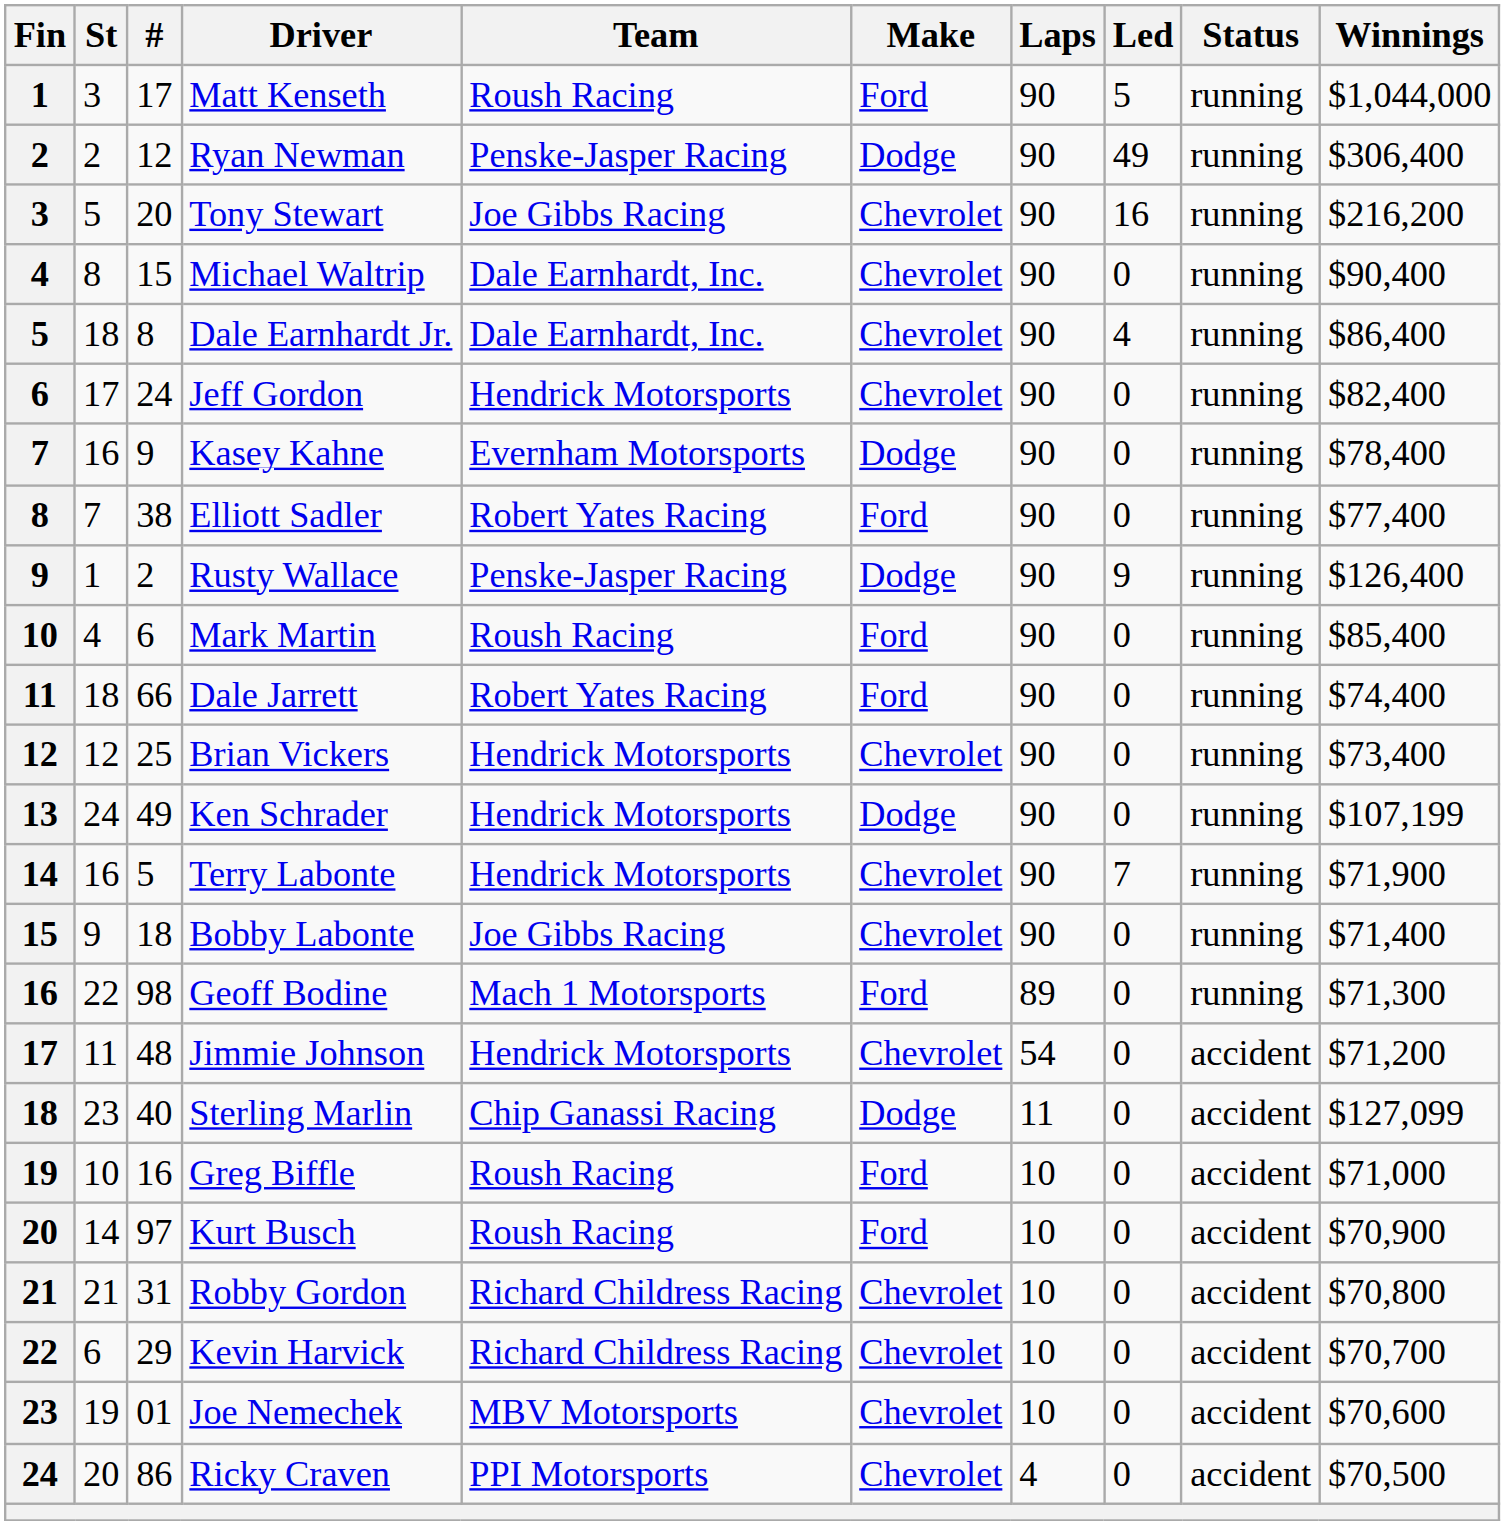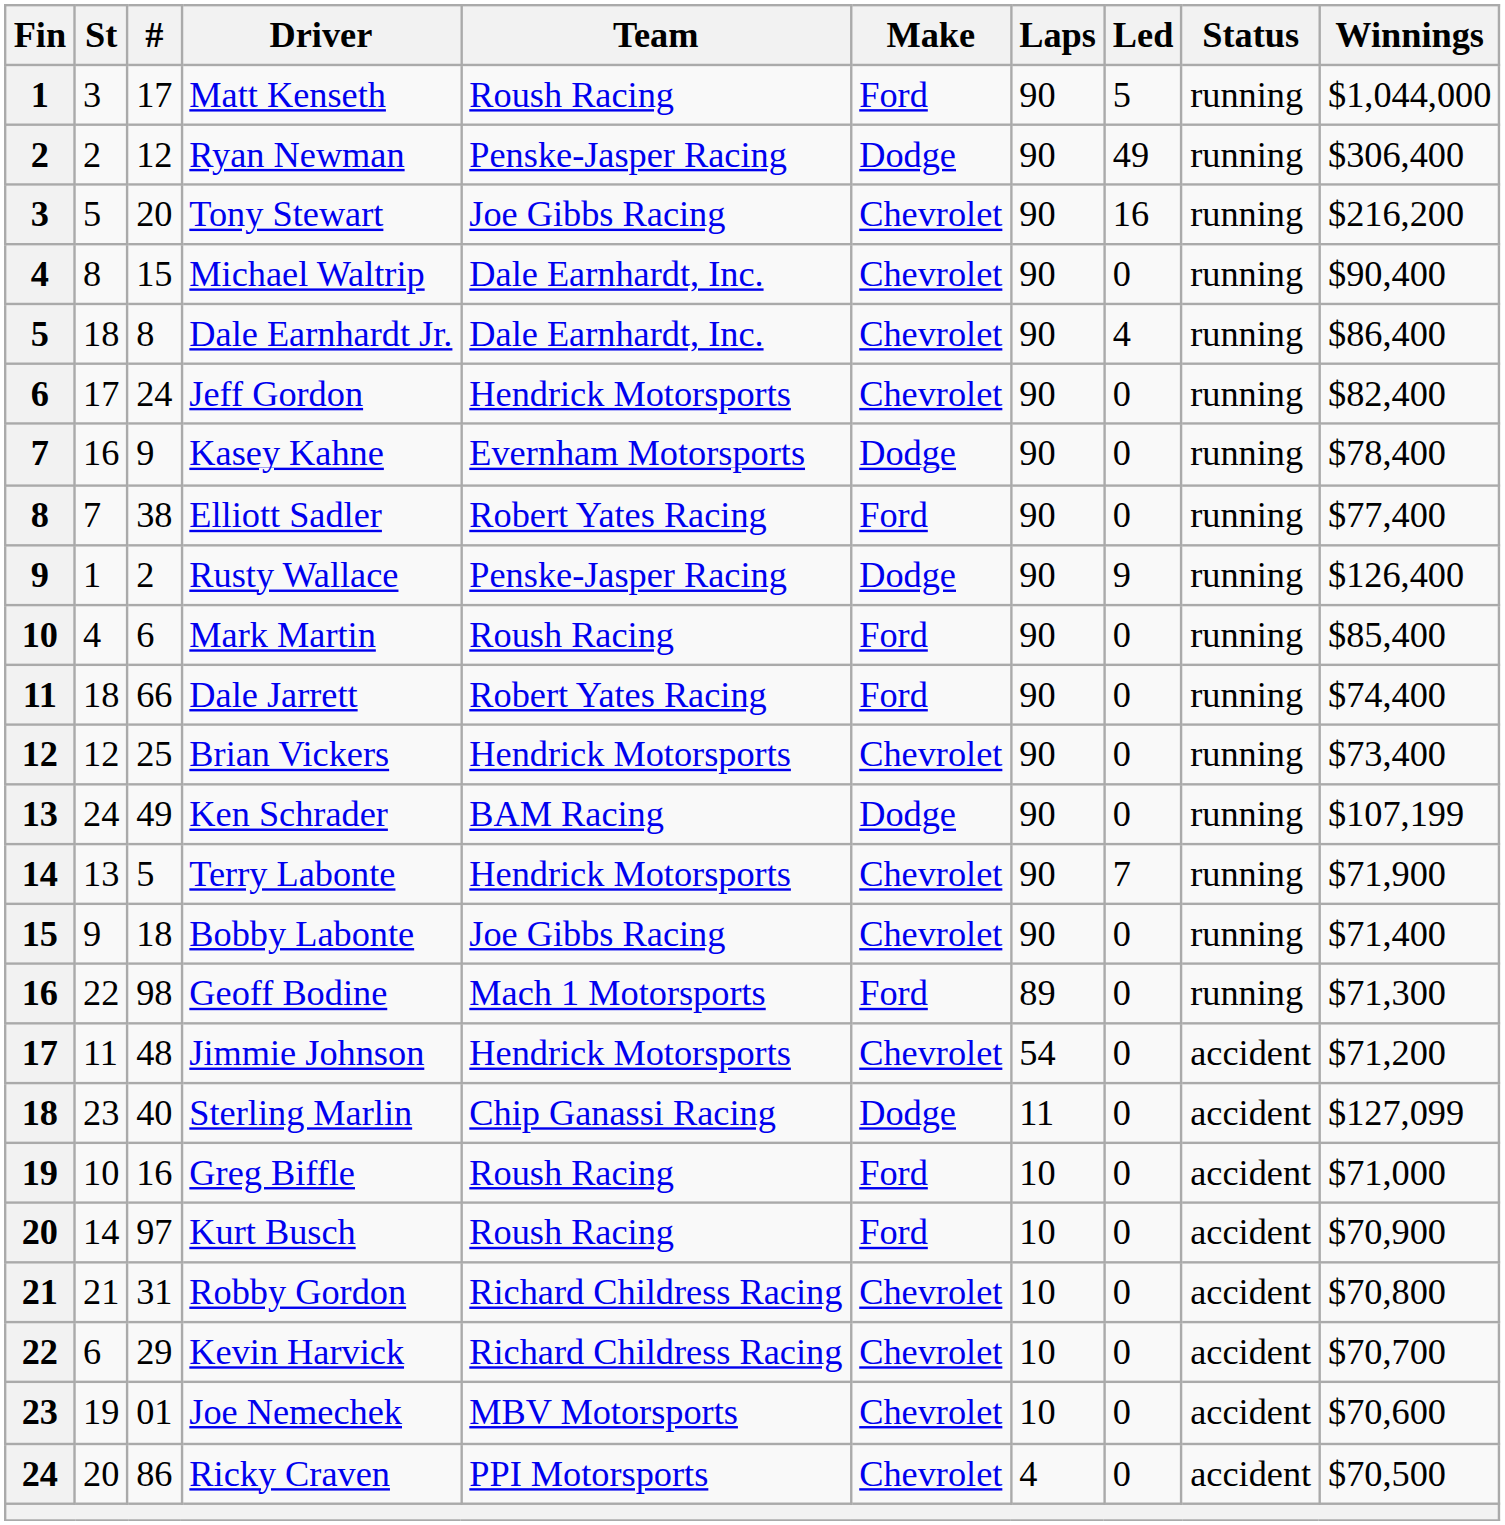(630, 813) Hendrick Motorsports -> (567, 813) BAM Racing
(101, 873) 16 -> (101, 873) 13
